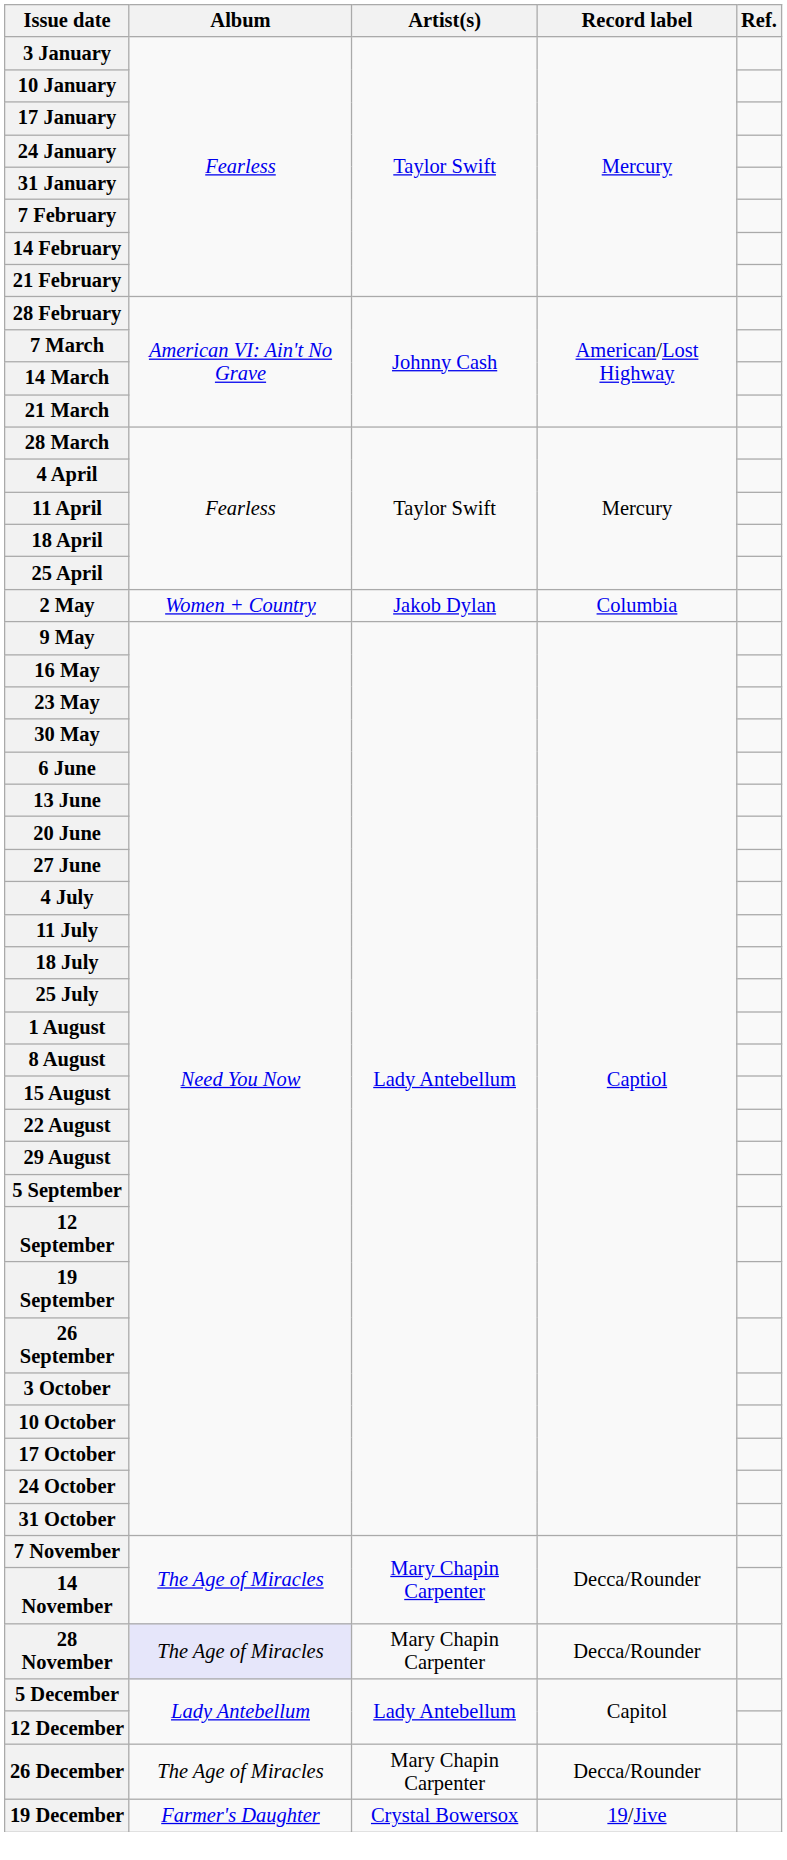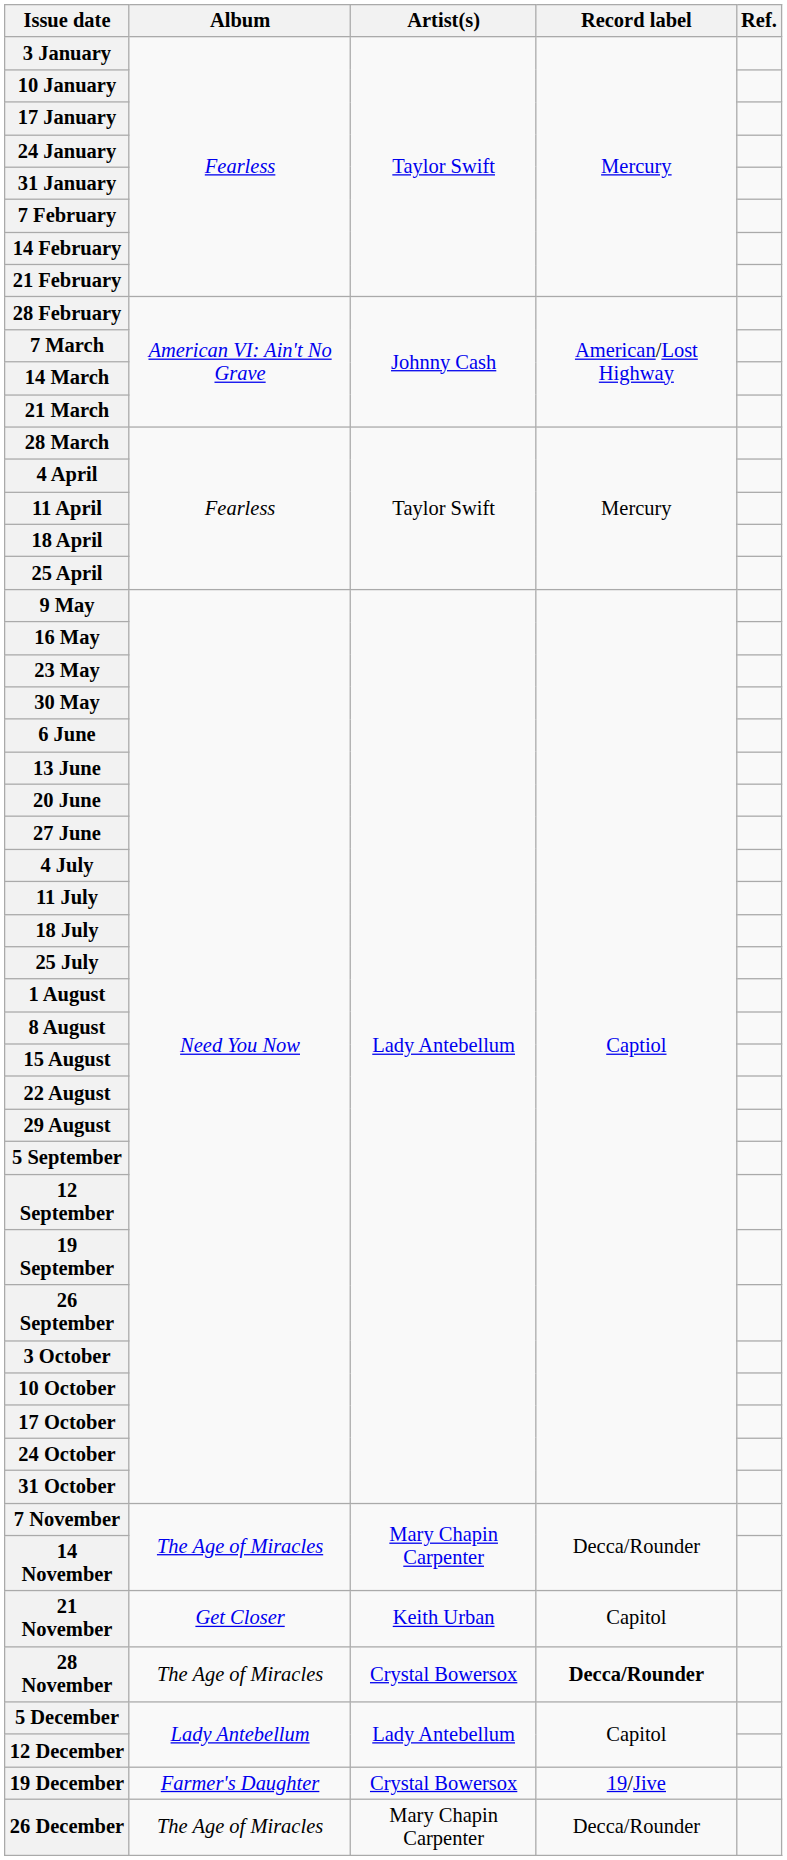- row: (67, 605)
+ row: (67, 1618)
(241, 1650) lavender background -> (240, 1674) no background
(445, 1650) Mary Chapin Carpenter -> (444, 1674) Crystal Bowersox
(637, 1650) normal -> (636, 1674) bold
rows swapped: (67, 1815) <-> (67, 1771)
